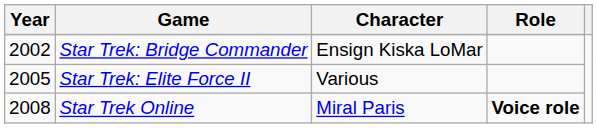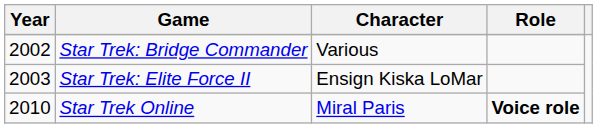(400, 49) Ensign Kiska LoMar -> (347, 49) Various
(30, 79) 2005 -> (30, 79) 2003
(347, 79) Various -> (400, 79) Ensign Kiska LoMar
(30, 109) 2008 -> (30, 109) 2010
